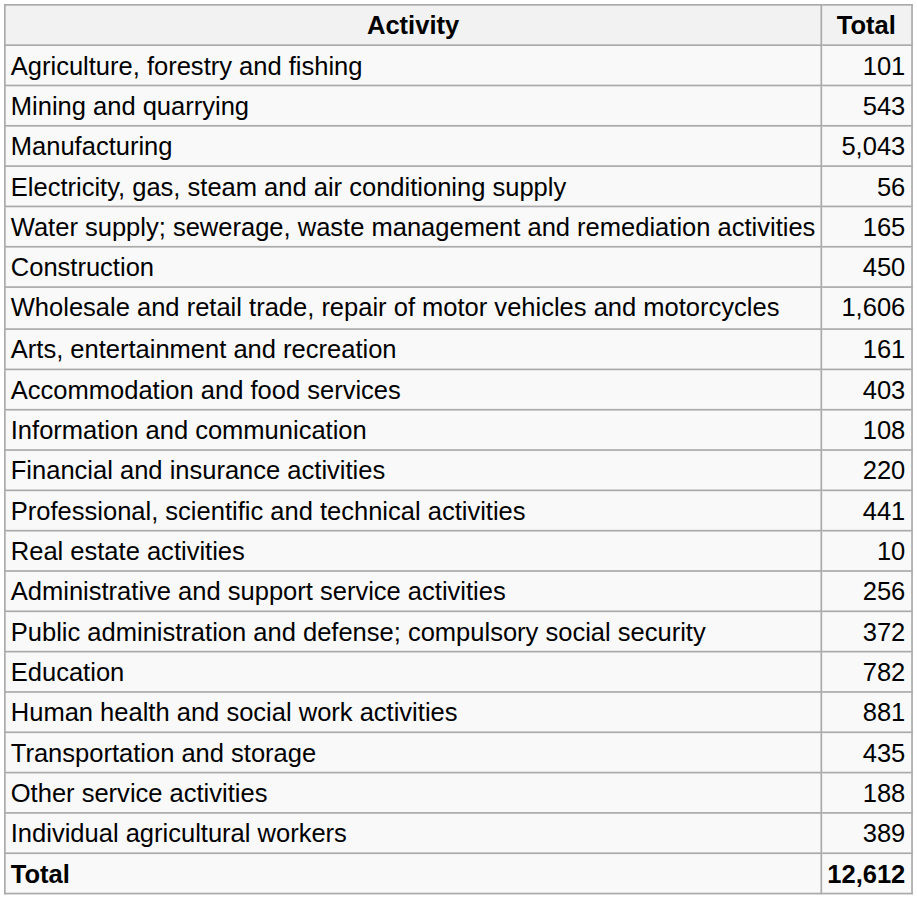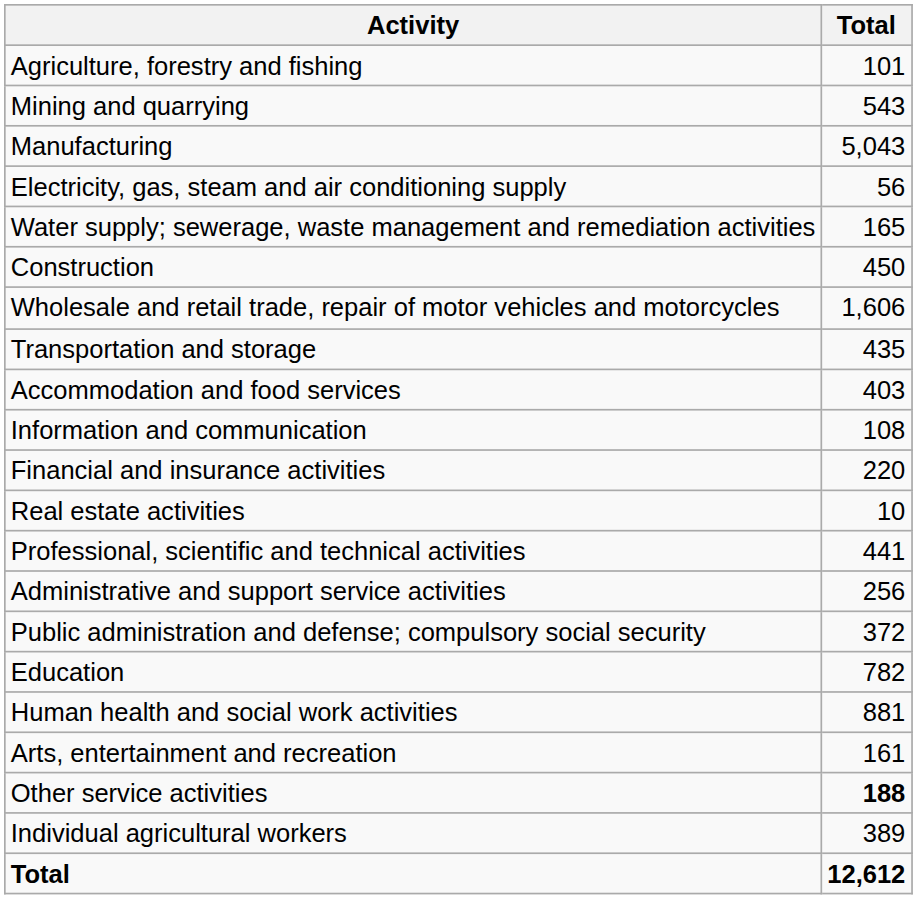rows swapped: (163, 753) <-> (204, 349)
rows swapped: (128, 551) <-> (268, 510)
(884, 793) normal -> (884, 793) bold
